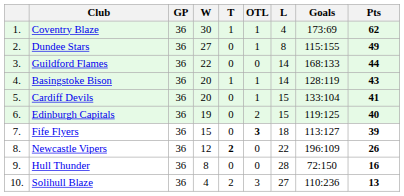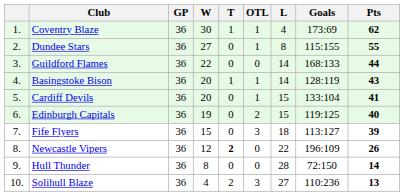(374, 47) 49 -> (374, 47) 55
(257, 132) bold -> (257, 132) normal
(374, 166) 16 -> (374, 166) 14
